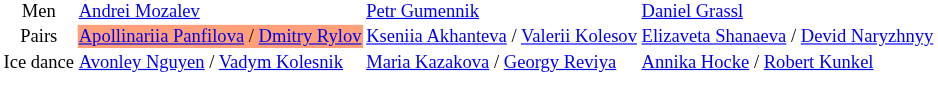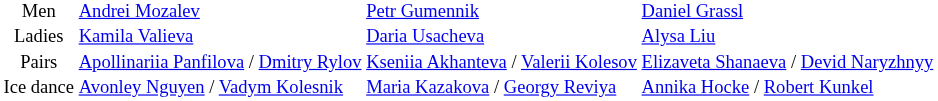+ row: (39, 36)
(220, 36) lightsalmon background -> (220, 61) no background
